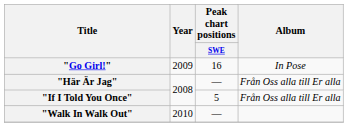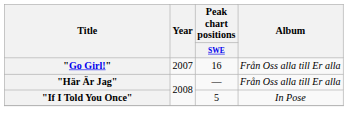(183, 66) 2009 -> (183, 66) 2007
(290, 66) In Pose -> (290, 66) Från Oss alla till Er alla
(290, 98) Från Oss alla till Er alla -> (290, 98) In Pose
- row: (87, 114)
